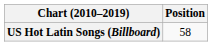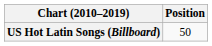(185, 31) 58 -> (185, 31) 50
